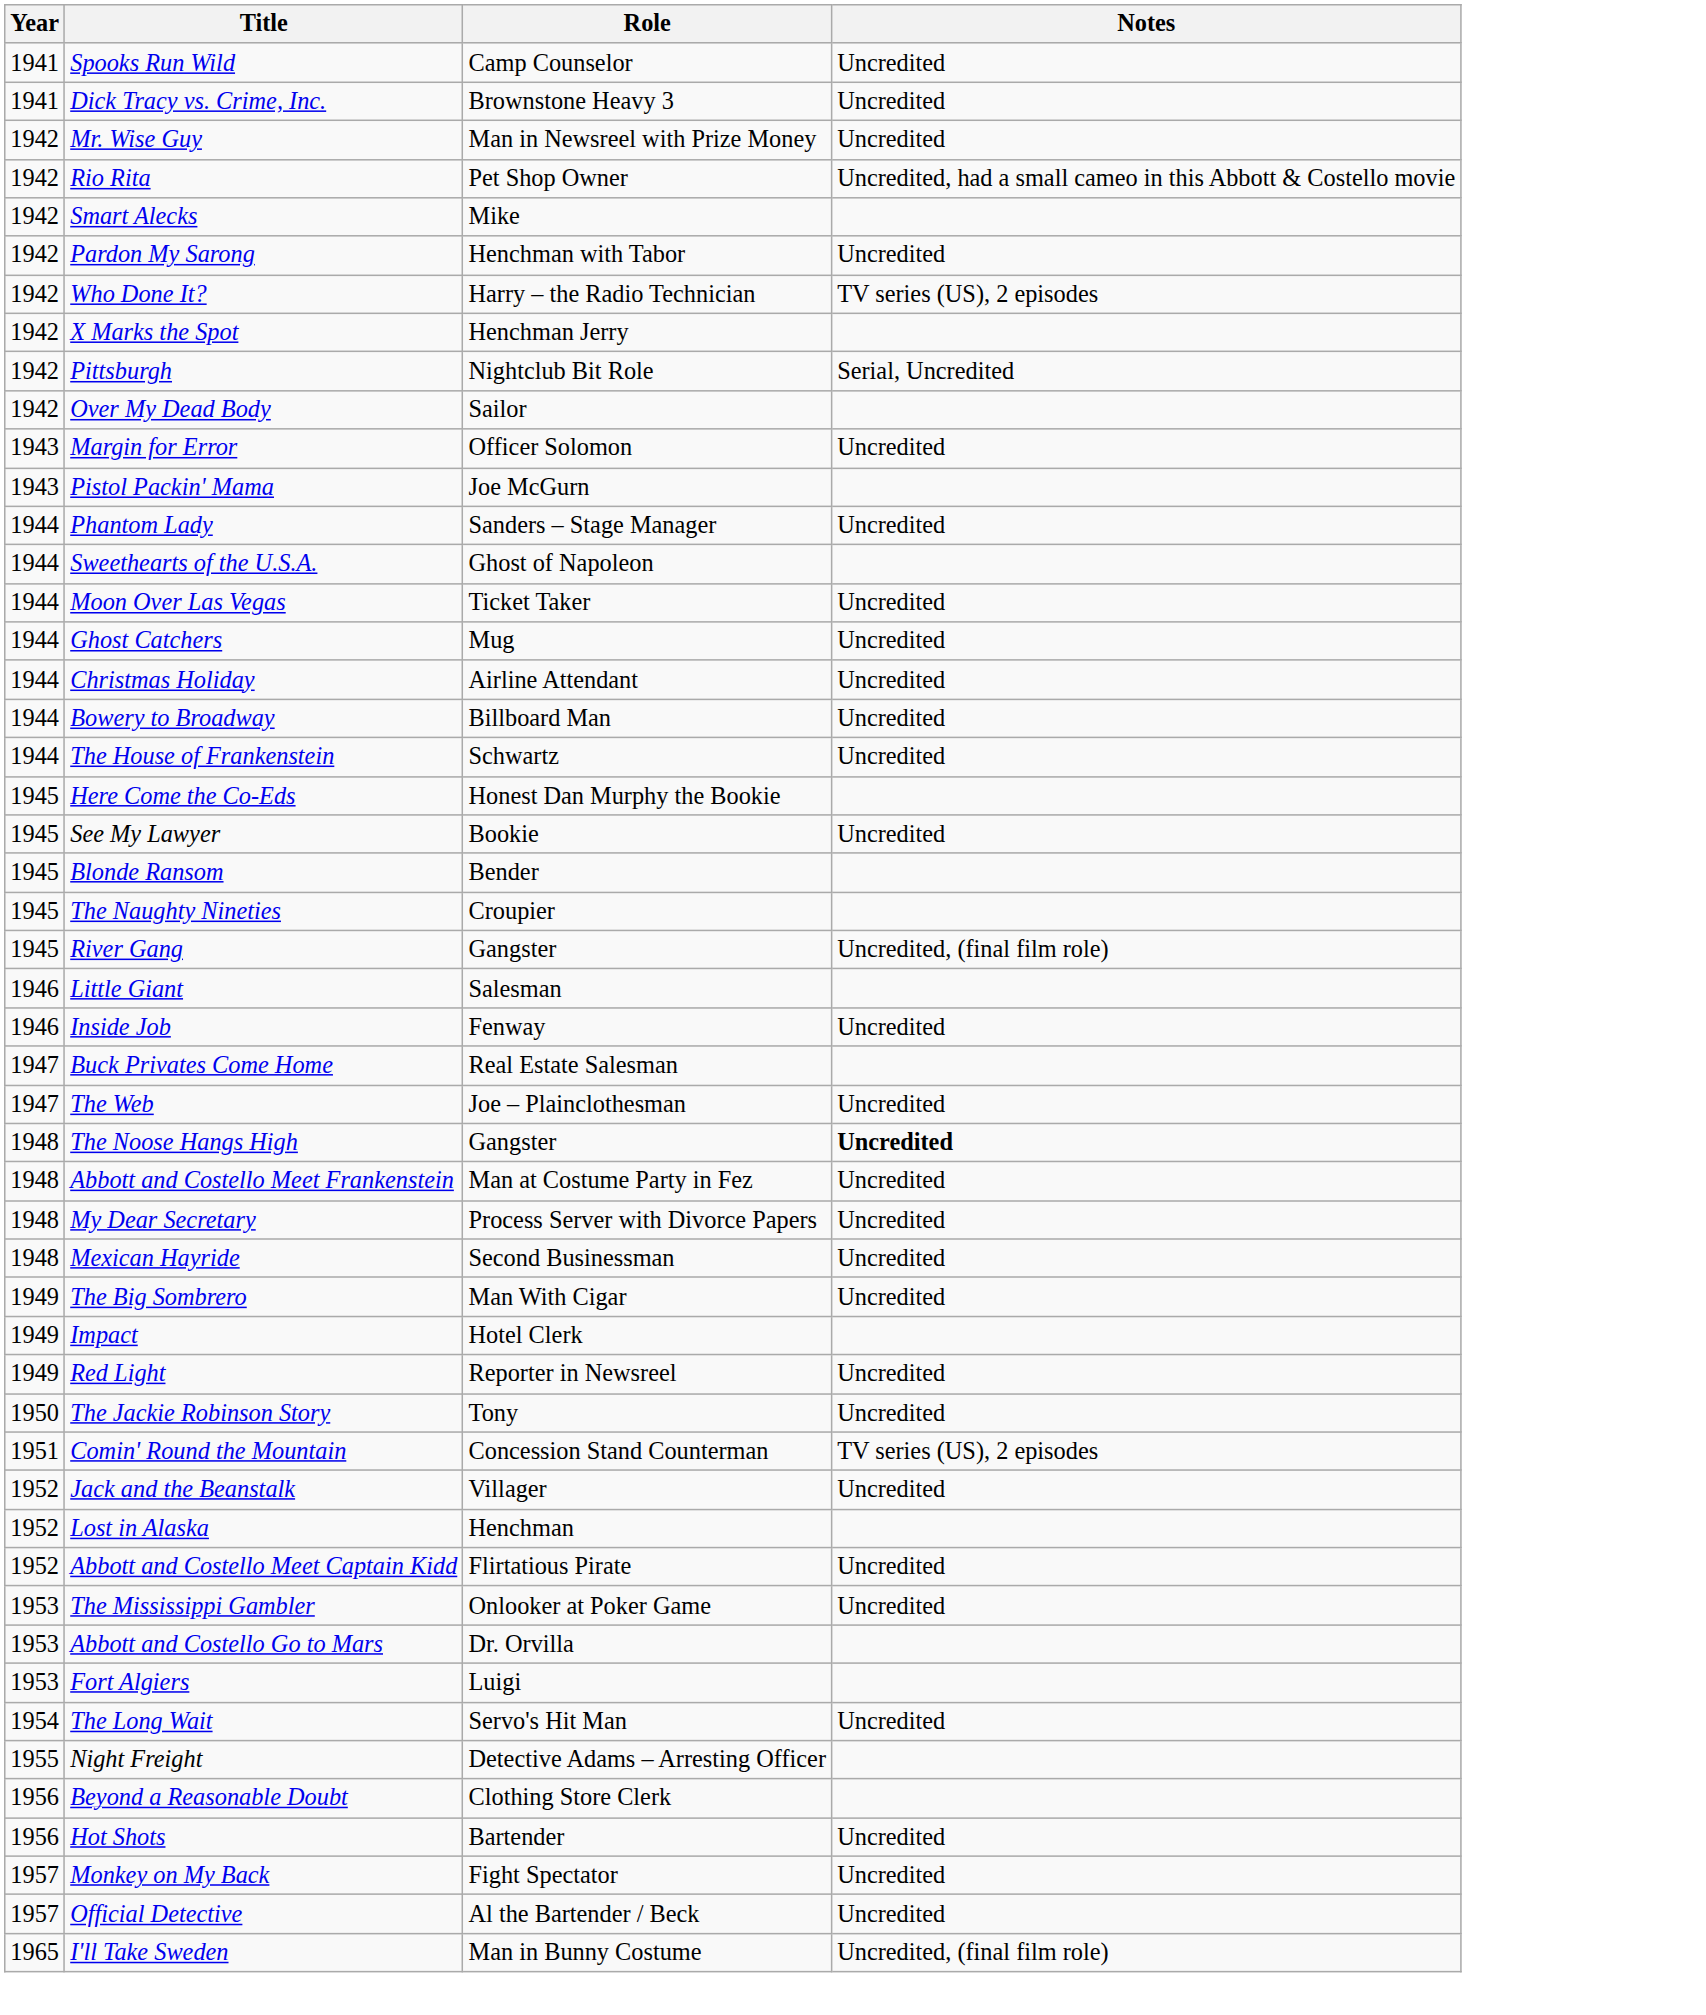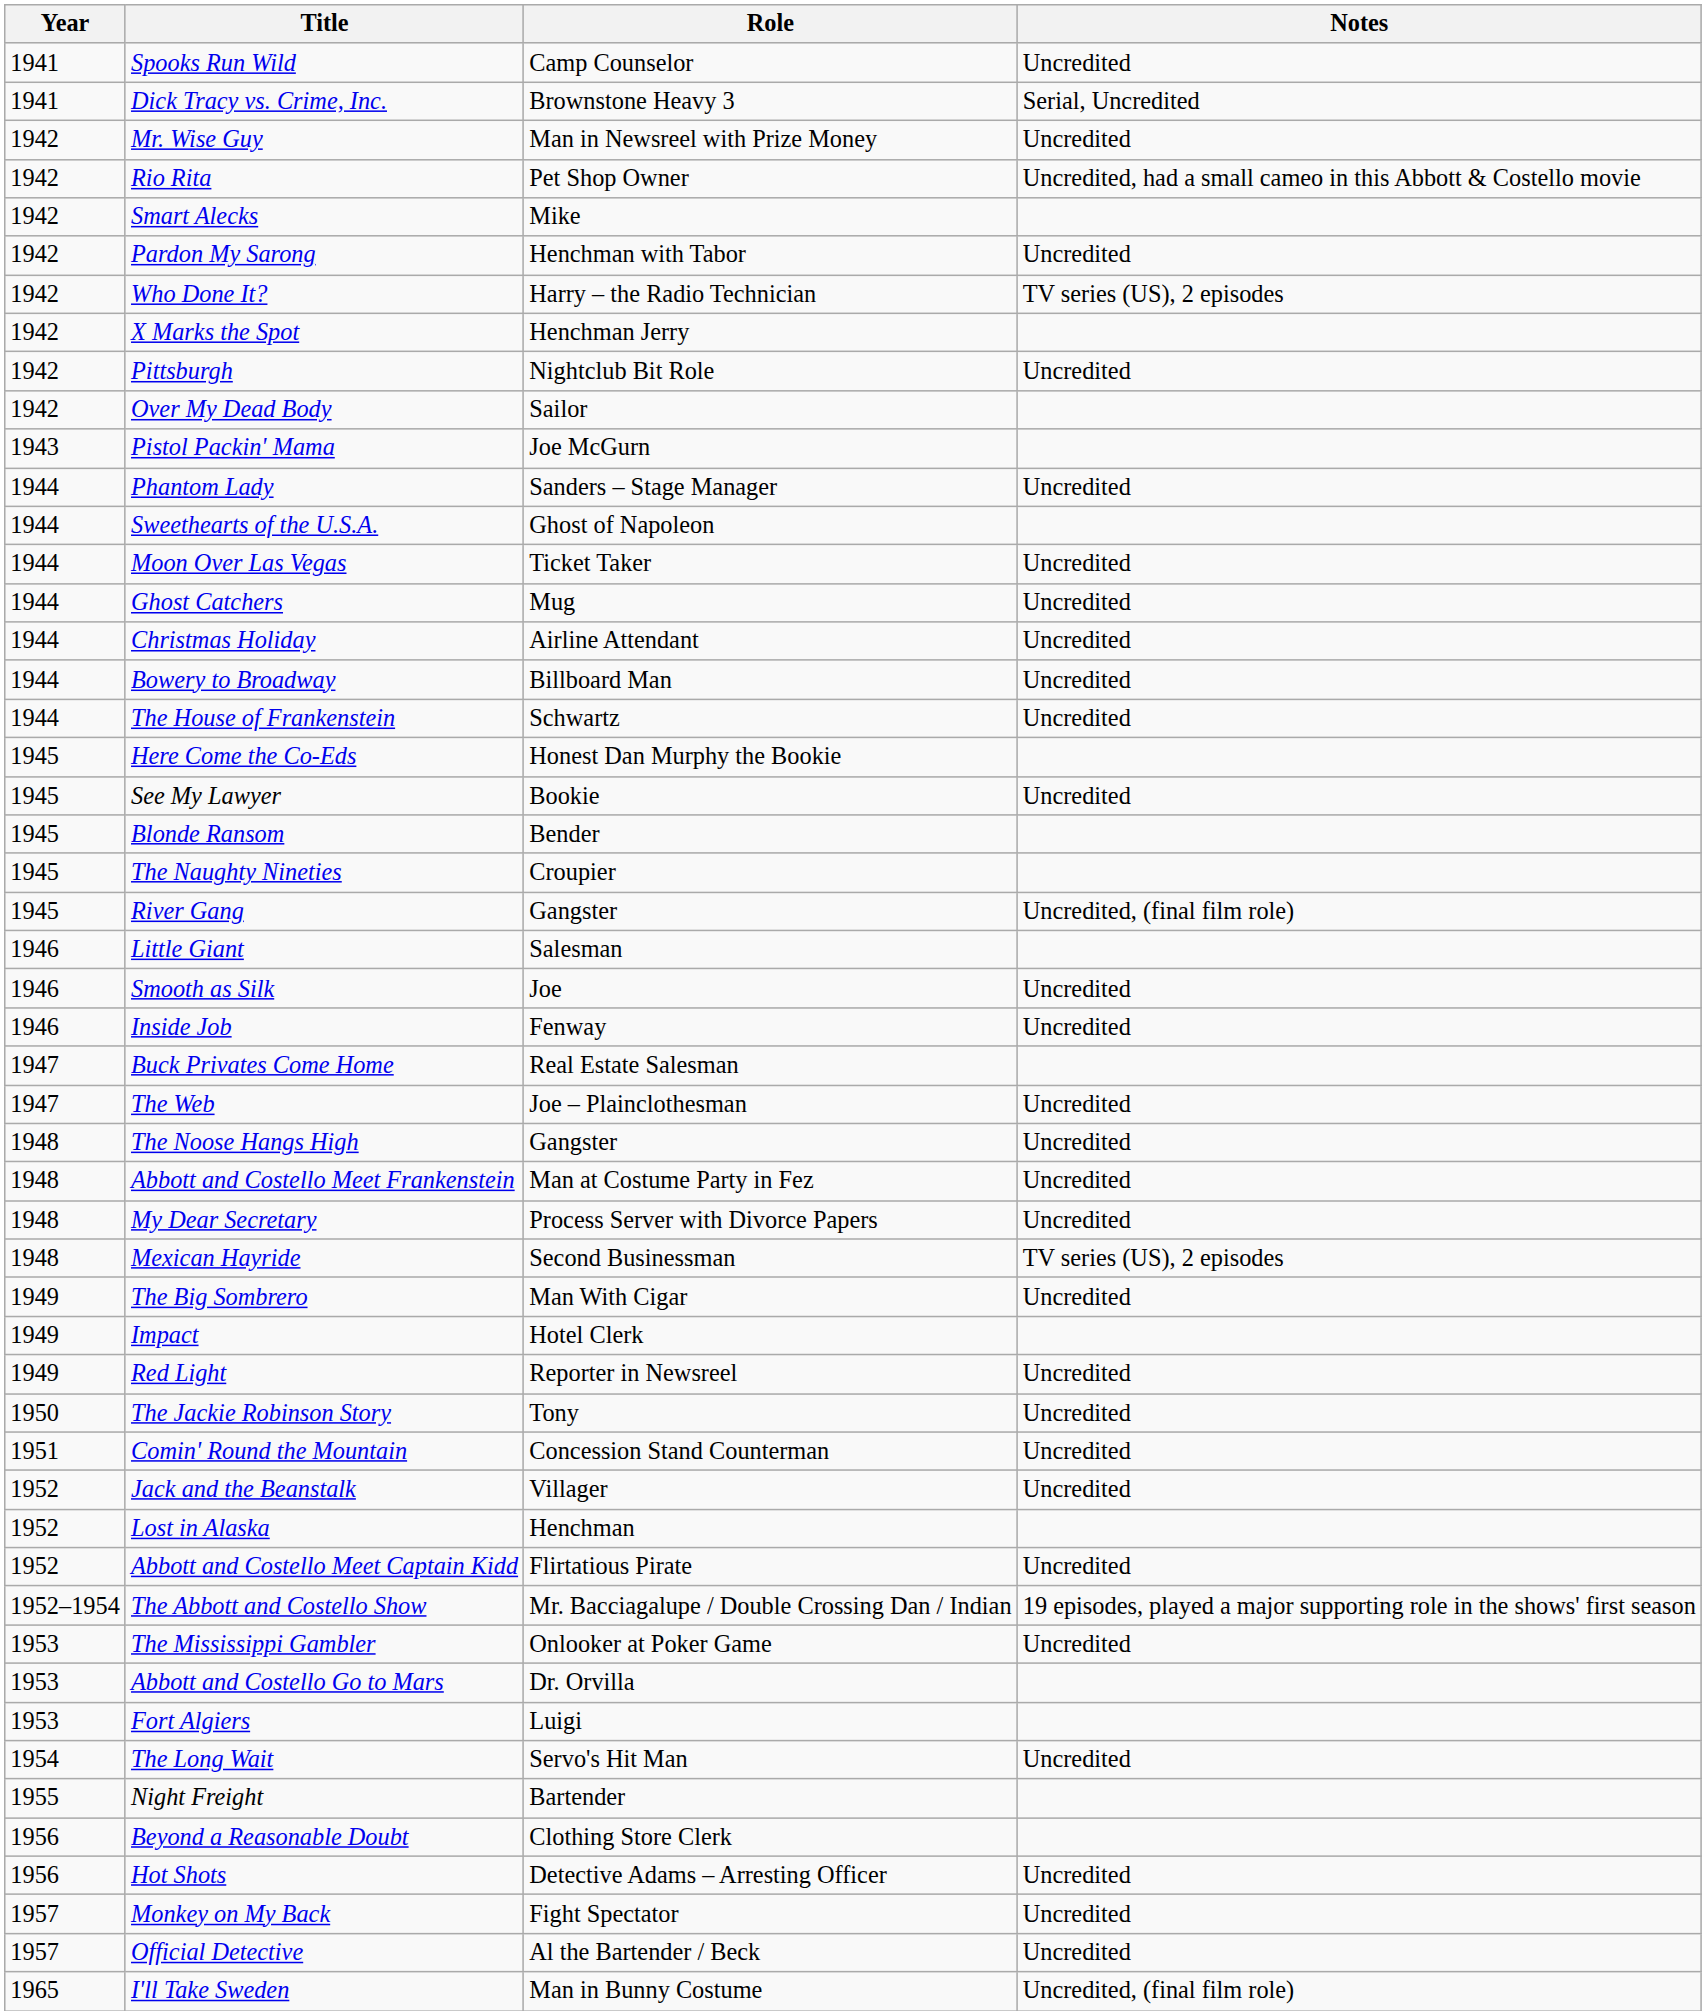(891, 100) Uncredited -> (1111, 100) Serial, Uncredited
(926, 370) Serial, Uncredited -> (1077, 370) Uncredited
- row: (154, 448)
+ row: (203, 988)
(895, 1142) bold -> (1077, 1142) normal
(891, 1258) Uncredited -> (1153, 1258) TV series (US), 2 episodes
(968, 1450) TV series (US), 2 episodes -> (1077, 1450) Uncredited
+ row: (279, 1605)
(647, 1759) Detective Adams – Arresting Officer -> (577, 1798) Bartender
(516, 1836) Bartender -> (708, 1875) Detective Adams – Arresting Officer
